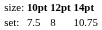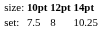(86, 22) 10.75 -> (86, 22) 10.25
